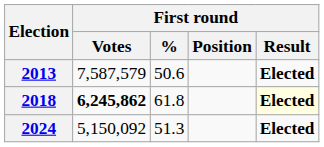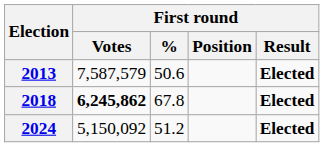(169, 100) 61.8 -> (169, 100) 67.8
(287, 100) lightyellow background -> (287, 100) no background
(169, 127) 51.3 -> (169, 127) 51.2
